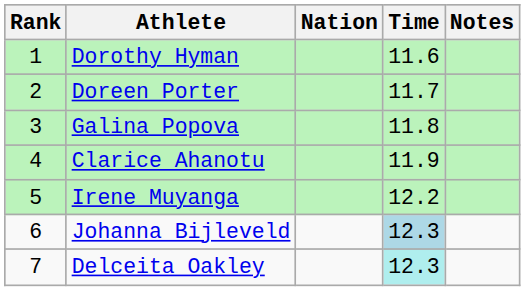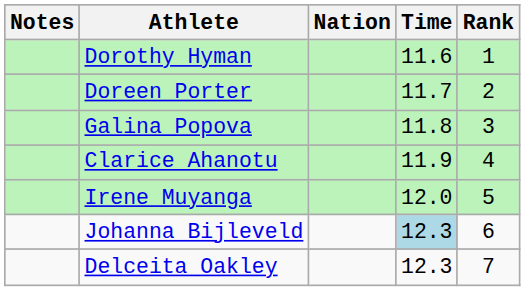columns swapped: (36, 22) <-> (482, 22)
(414, 197) 12.2 -> (427, 197) 12.0
(414, 267) paleturquoise background -> (427, 267) no background
